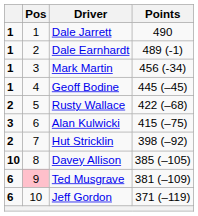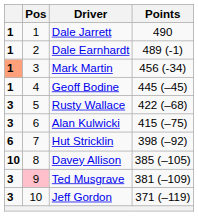(10, 69) no background -> (10, 69) lightsalmon background
(10, 105) 2 -> (10, 105) 3
(10, 142) 2 -> (10, 142) 6
(10, 178) 6 -> (10, 178) 3
(10, 197) 6 -> (10, 197) 3
